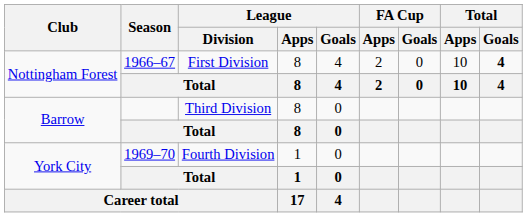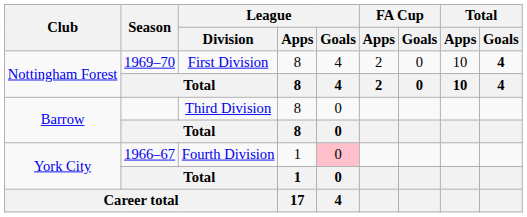(150, 62) 1966–67 -> (150, 62) 1969–70
(150, 154) 1969–70 -> (150, 154) 1966–67
(338, 154) no background -> (338, 154) pink background
